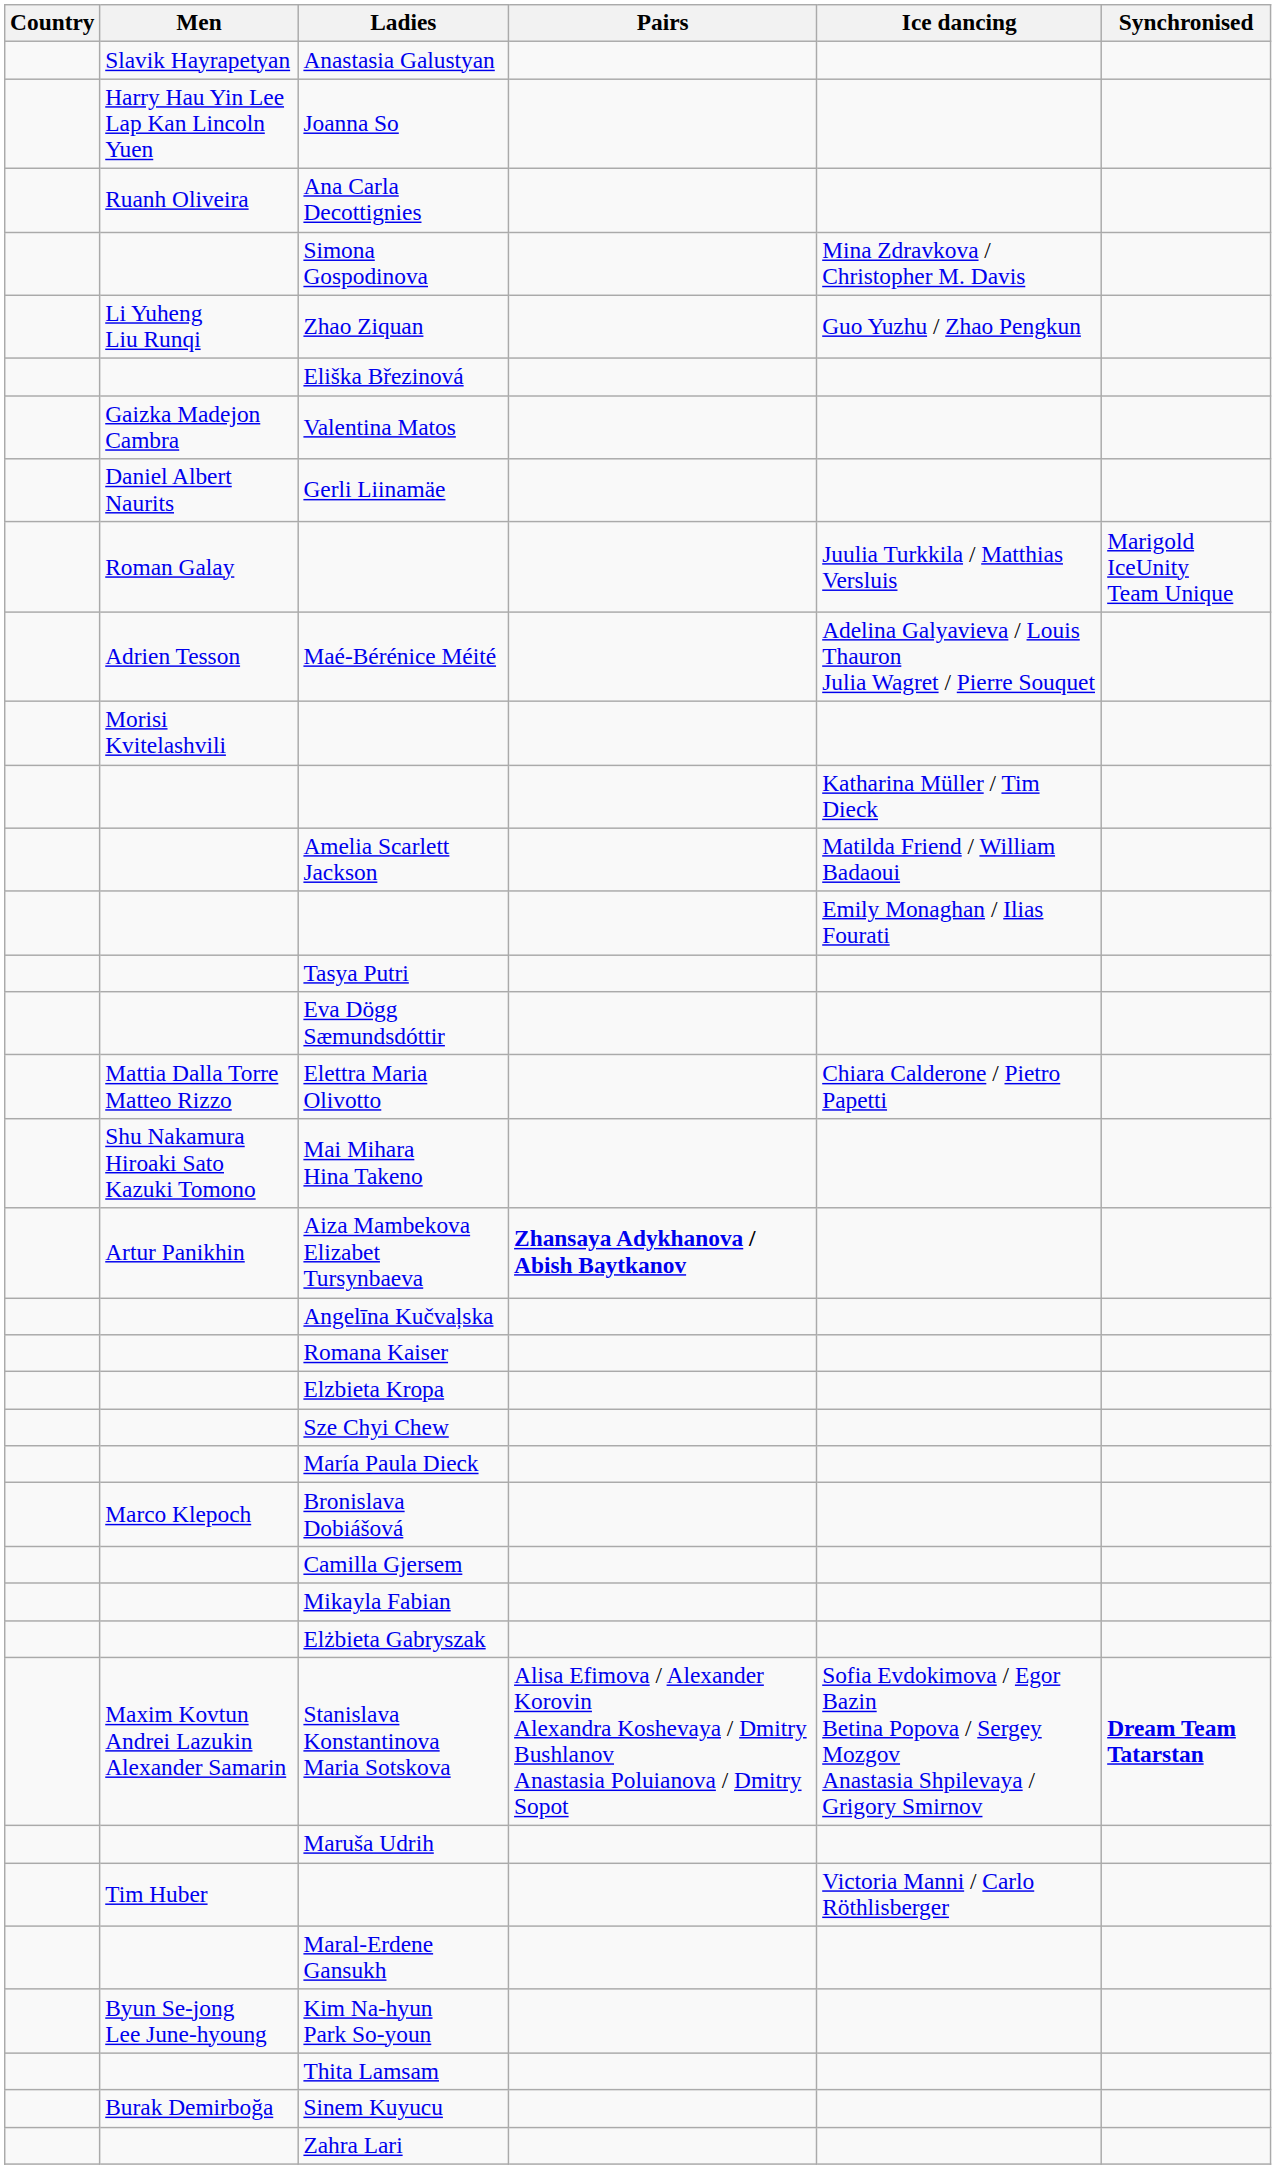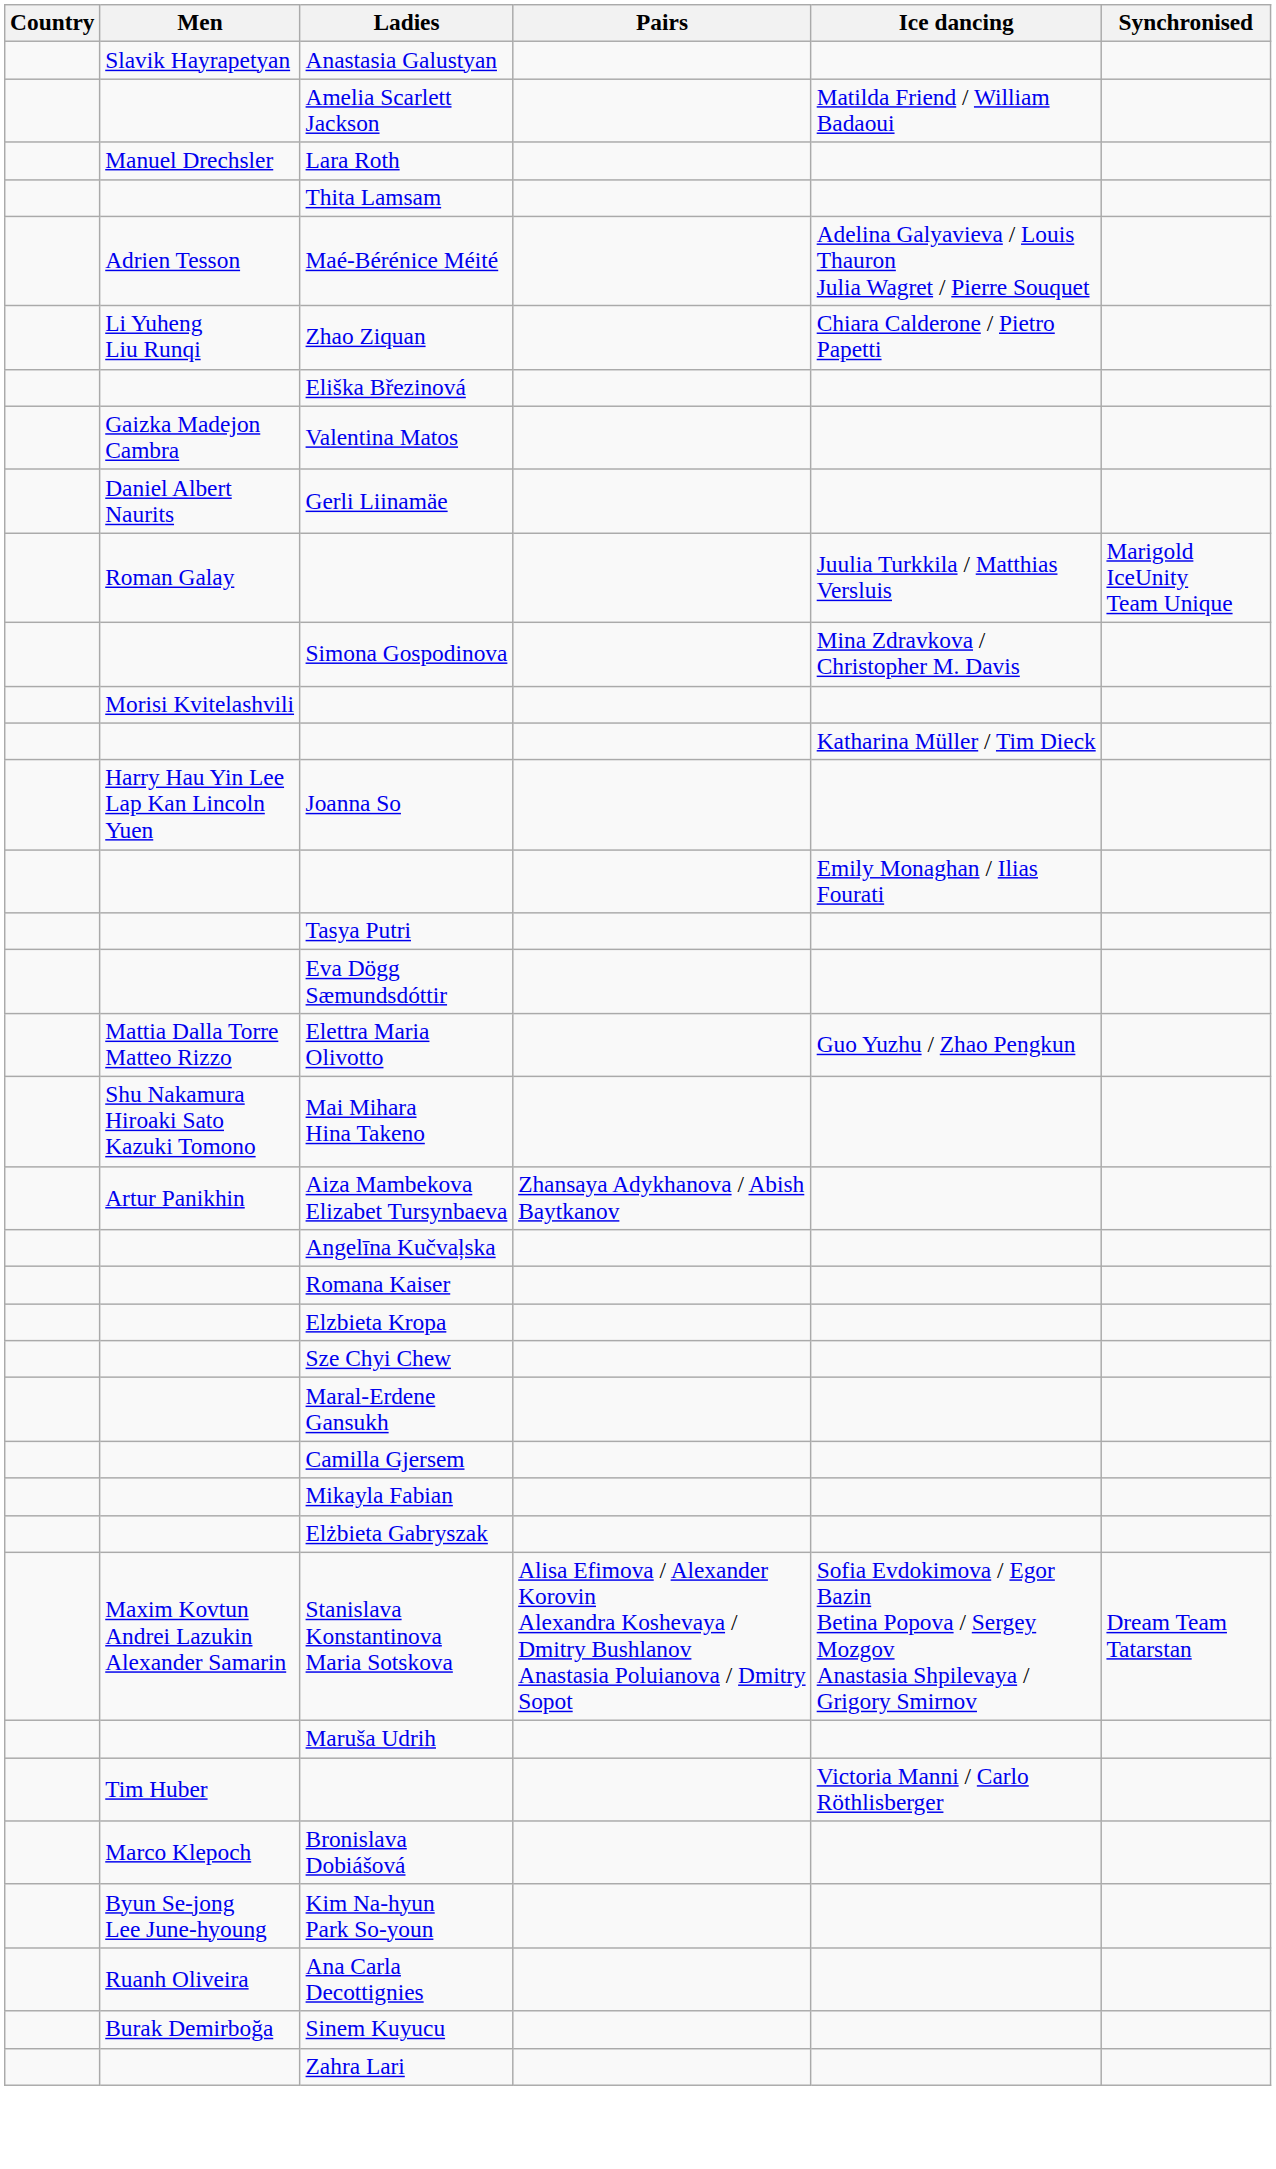rows swapped: (199, 860) <-> (195, 123)
+ row: (189, 160)
rows swapped: (177, 199) <-> (199, 2071)
rows swapped: (199, 263) <-> (173, 656)
(952, 326) Guo Yuzhu / Zhao Pengkun -> (936, 337) Chiara Calderone / Pietro Papetti
(941, 1086) Chiara Calderone / Pietro Papetti -> (946, 1044) Guo Yuzhu / Zhao Pengkun
(635, 1252) bold -> (661, 1197) normal
- row: (199, 1464)
rows swapped: (199, 1958) <-> (178, 1514)
(1172, 1741) bold -> (1167, 1636) normal
